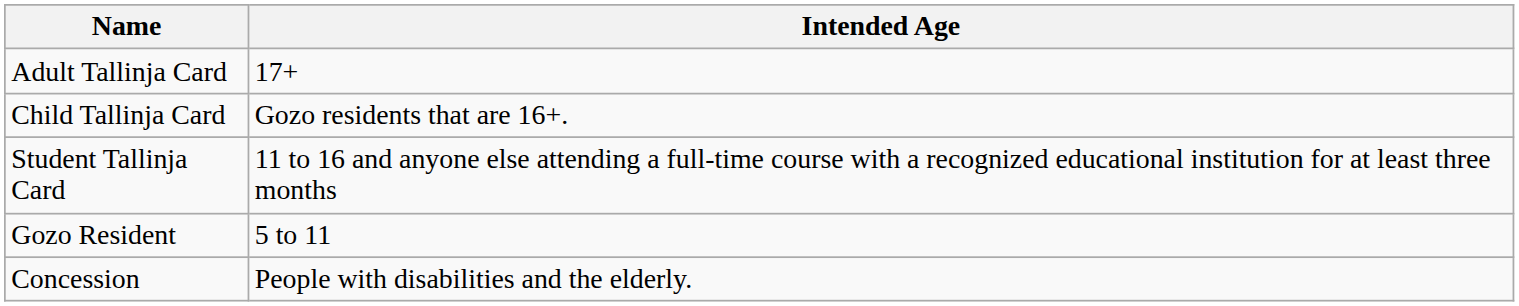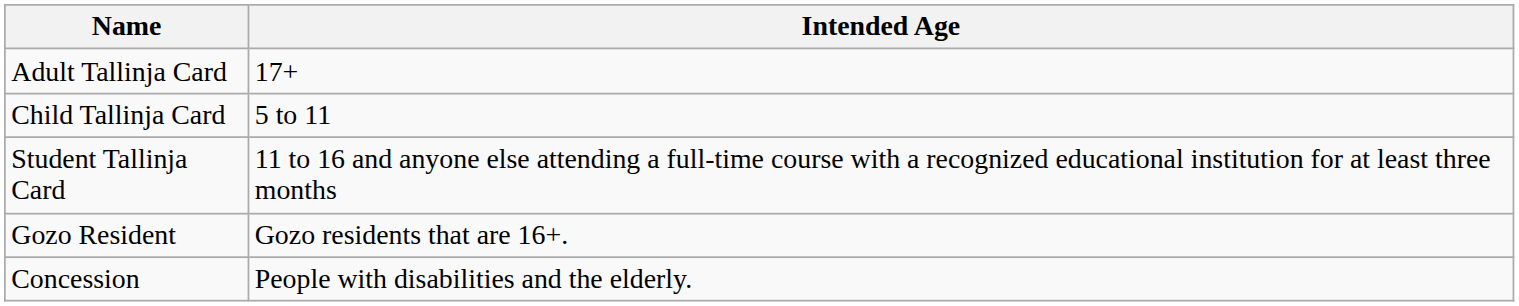(411, 114) Gozo residents that are 16+. -> (293, 114) 5 to 11
(293, 234) 5 to 11 -> (411, 234) Gozo residents that are 16+.
